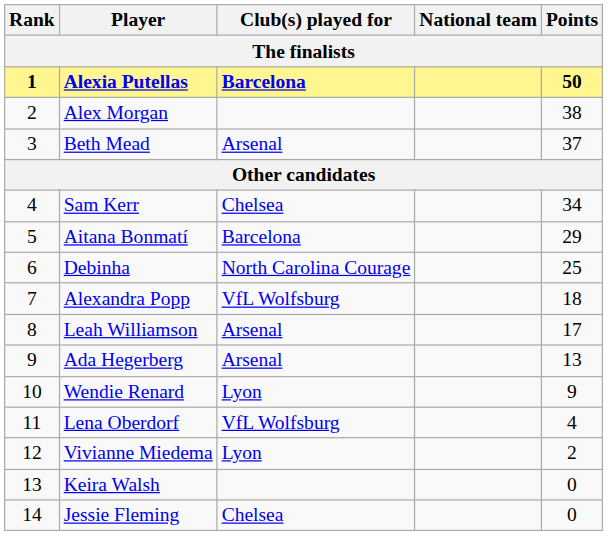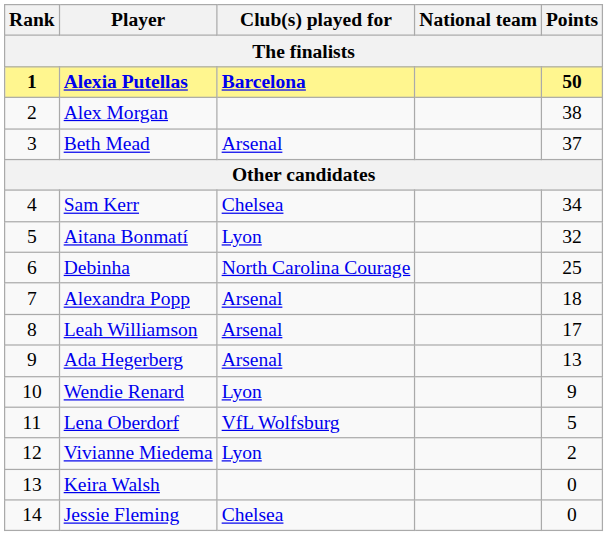(261, 236) Barcelona -> (242, 236) Lyon
(572, 236) 29 -> (572, 236) 32
(281, 298) VfL Wolfsburg -> (252, 298) Arsenal
(572, 422) 4 -> (572, 422) 5
